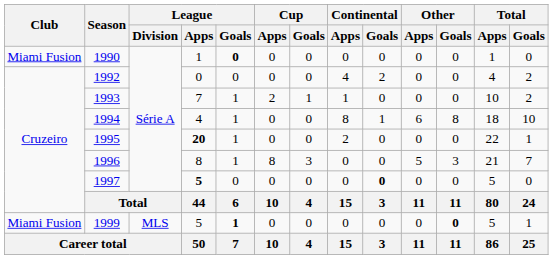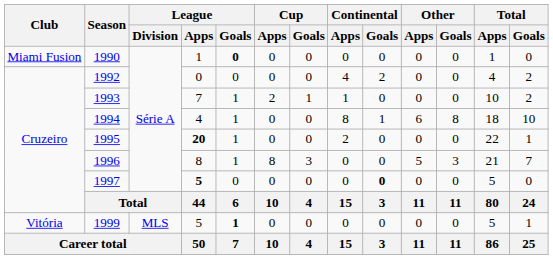(44, 222) Miami Fusion -> (44, 222) Vitória
(455, 222) bold -> (455, 222) normal
